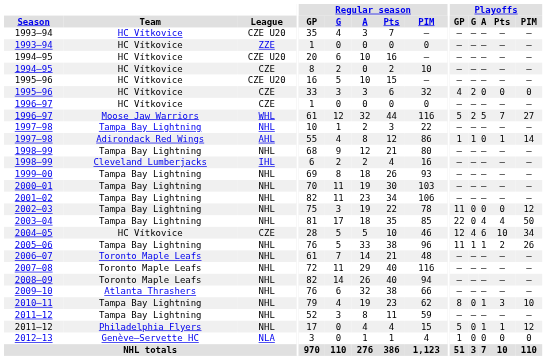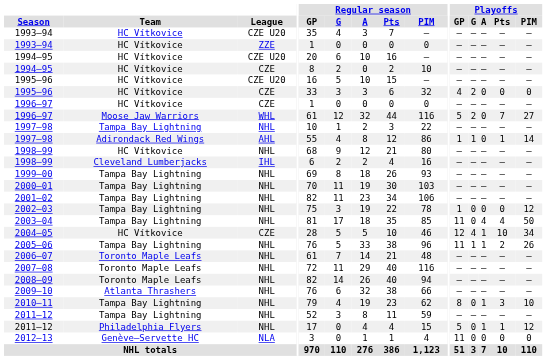(484, 115) 5 -> (484, 115) 0
(150, 151) Tampa Bay Lightning -> (150, 151) HC Vítkovice
(459, 209) 11 -> (459, 209) 1
(459, 221) 22 -> (459, 221) 11
(484, 233) 6 -> (484, 233) 1
(459, 338) 1 -> (459, 338) 11
